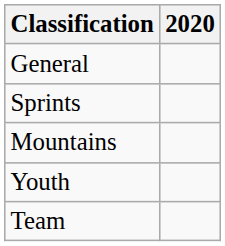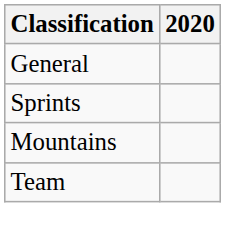- row: (40, 181)
